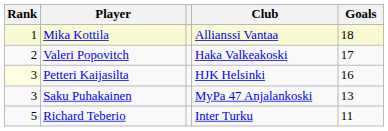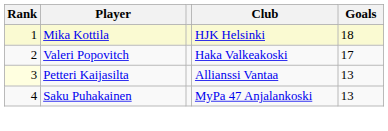(237, 34) Allianssi Vantaa -> (230, 34) HJK Helsinki
(230, 75) HJK Helsinki -> (237, 75) Allianssi Vantaa
(347, 75) 16 -> (347, 75) 13
(34, 95) 3 -> (34, 95) 4
- row: (84, 116)
